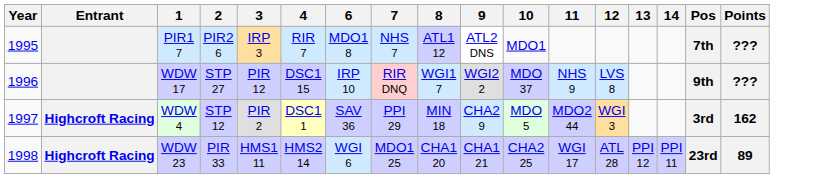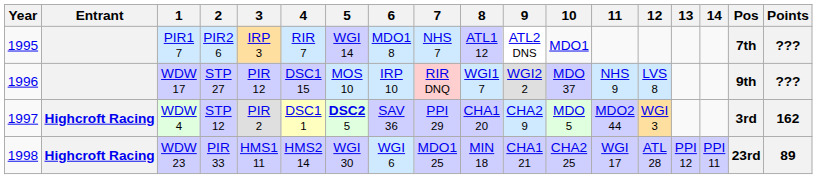+ column: (347, 16)
(439, 119) MIN 18 -> (482, 119) CHA1 20
(439, 155) CHA1 20 -> (482, 155) MIN 18
